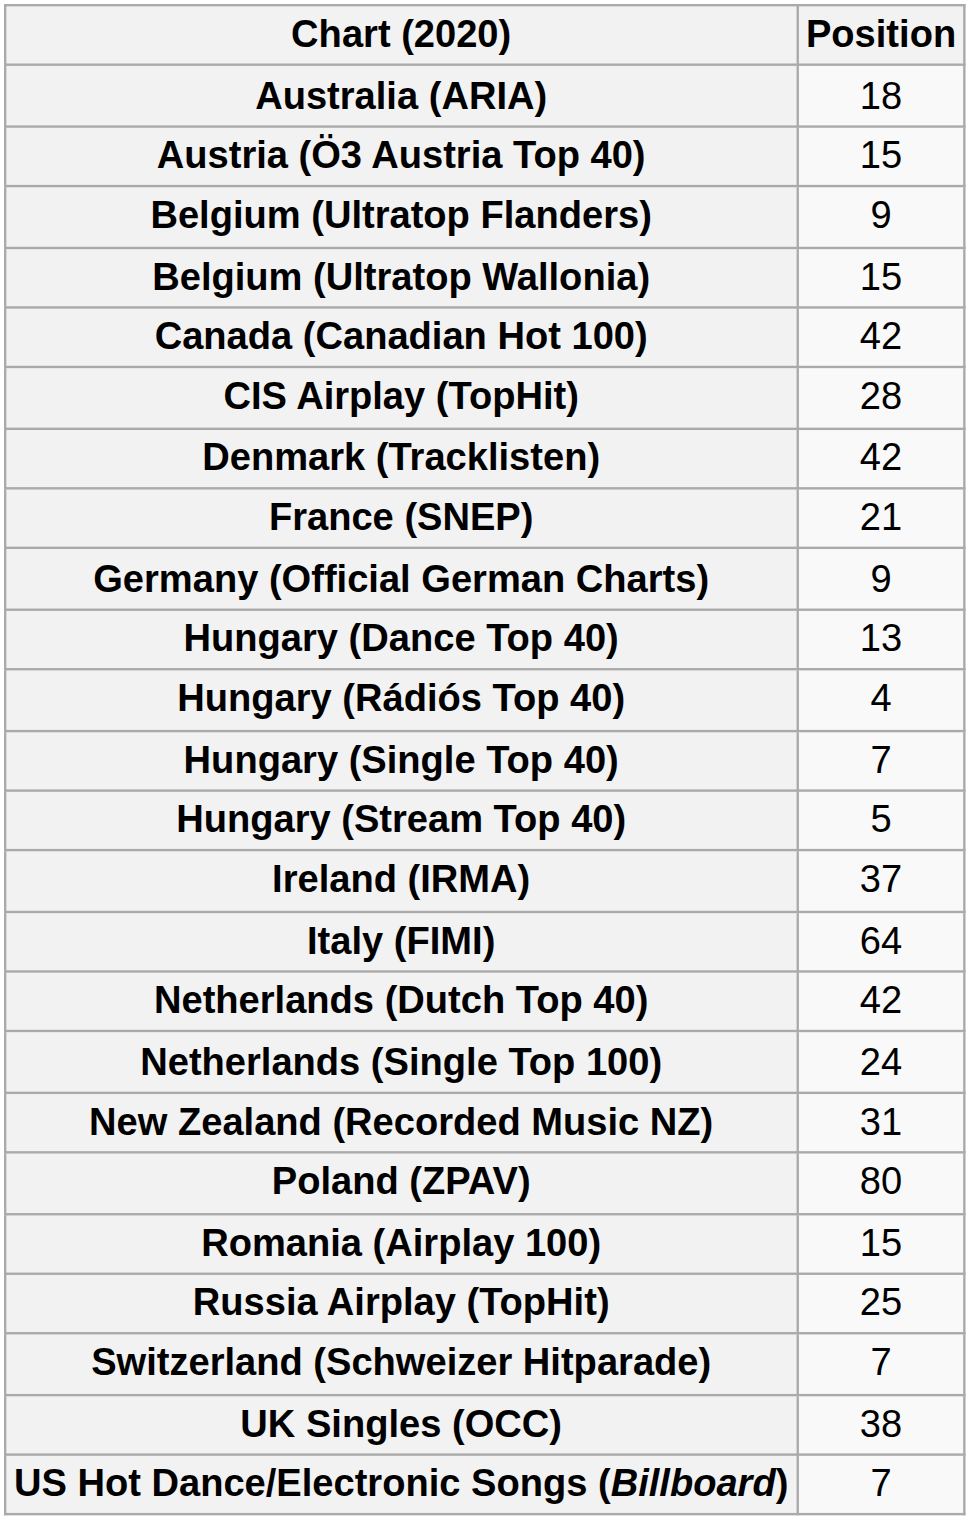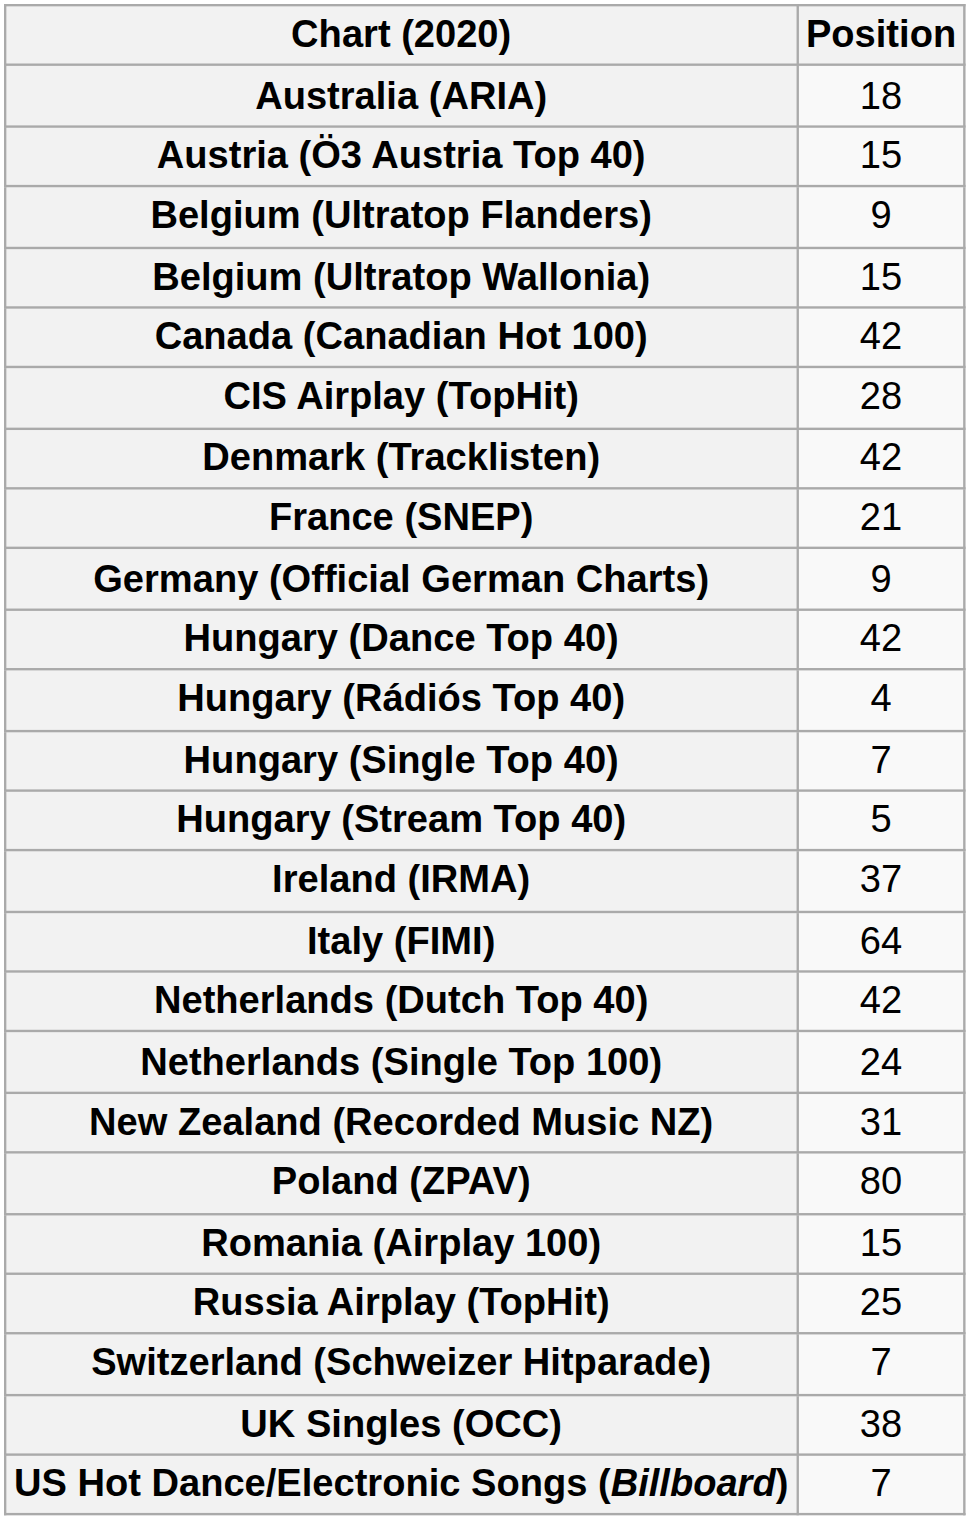(881, 638) 13 -> (881, 638) 42
